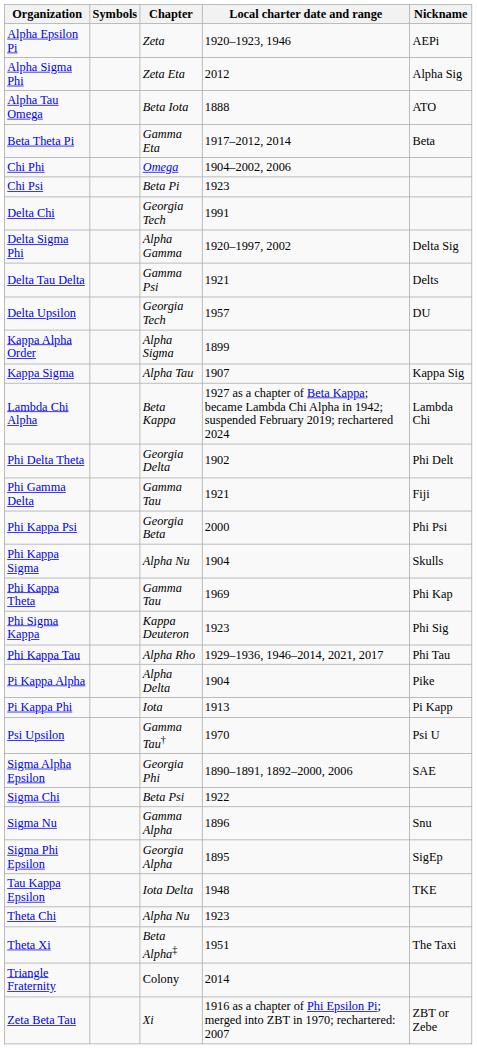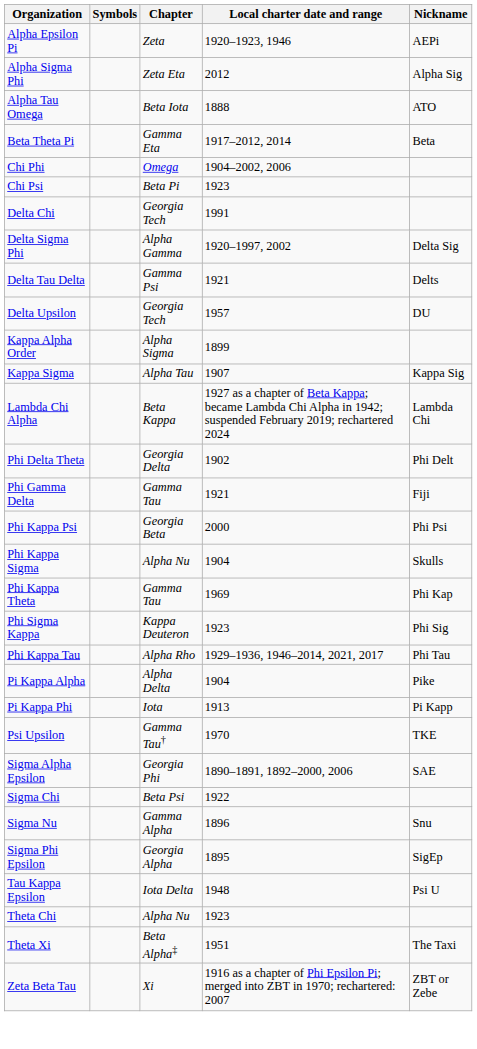(426, 735) Psi U -> (424, 735) TKE
(424, 890) TKE -> (426, 890) Psi U
- row: (32, 980)
